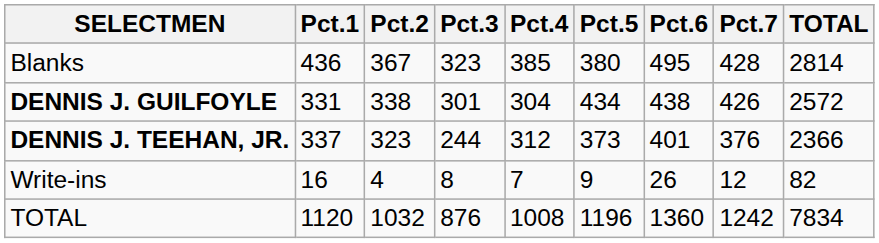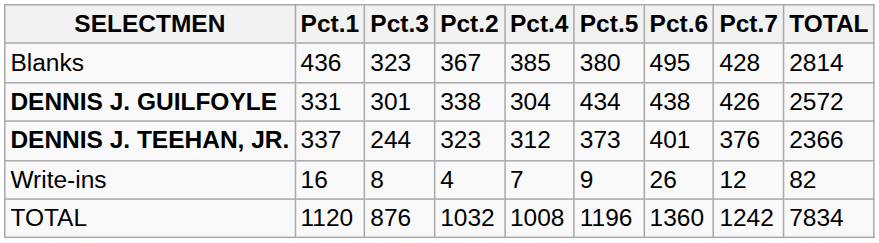columns swapped: (400, 23) <-> (469, 23)
